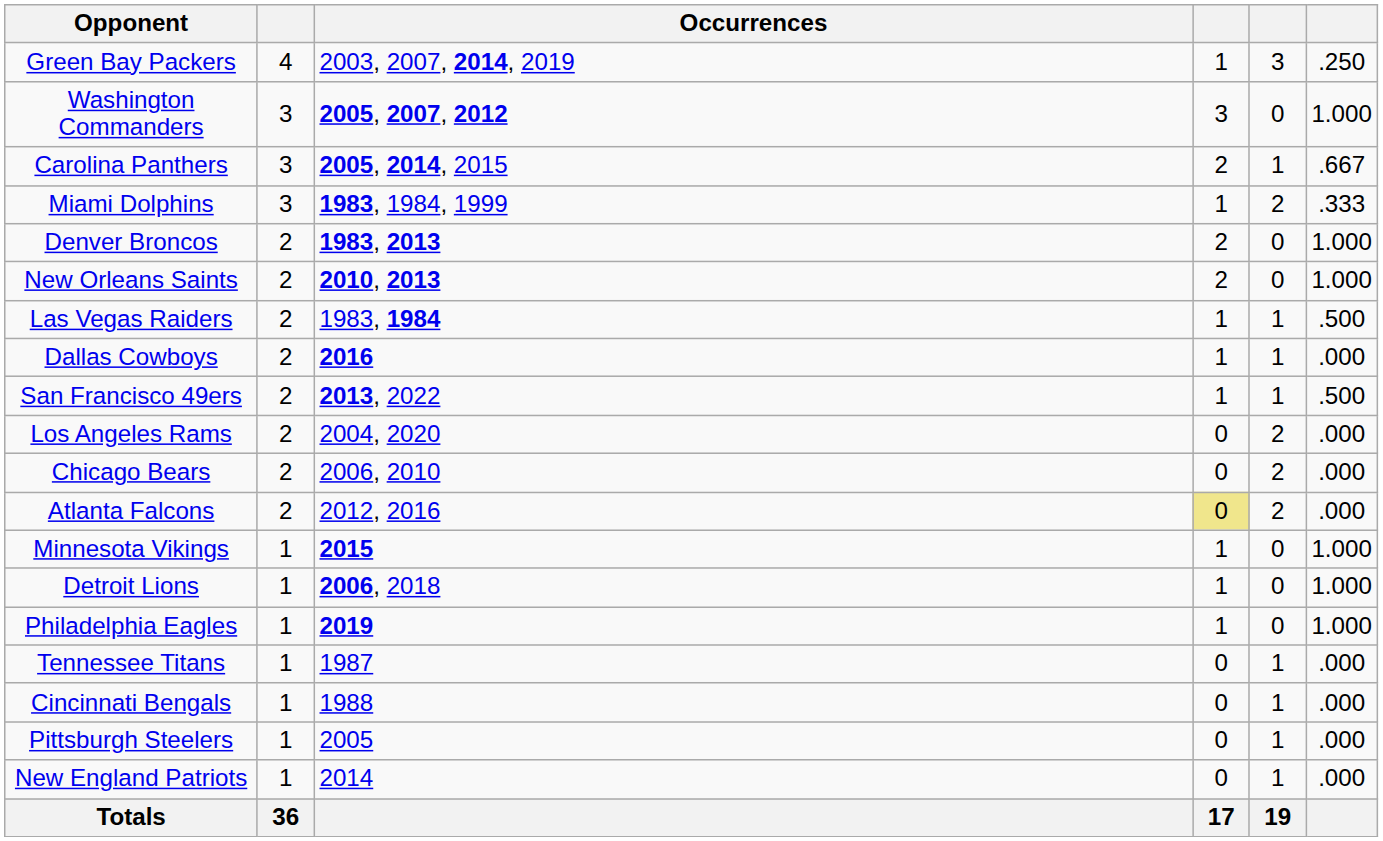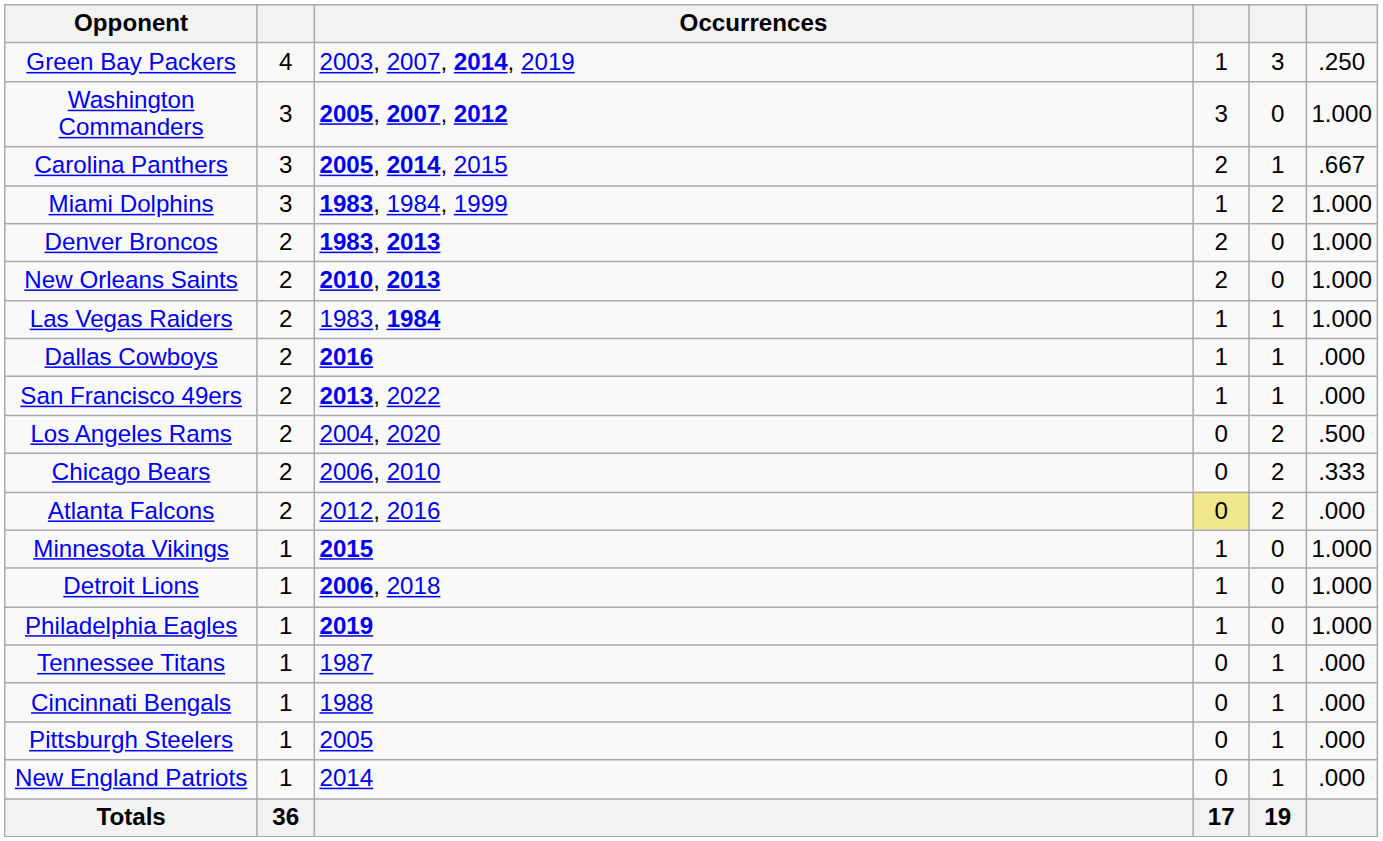(1342, 204) .333 -> (1342, 204) 1.000
(1342, 319) .500 -> (1342, 319) 1.000
(1342, 395) .500 -> (1342, 395) .000
(1342, 434) .000 -> (1342, 434) .500
(1342, 472) .000 -> (1342, 472) .333
